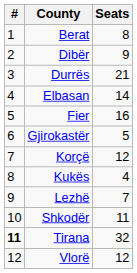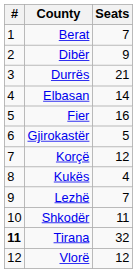(126, 34) 8 -> (126, 34) 7
